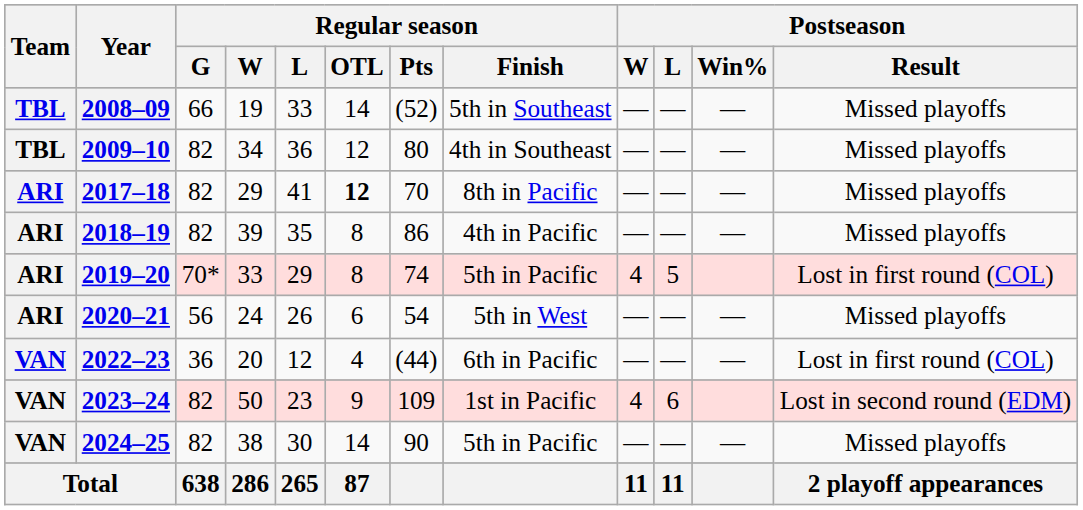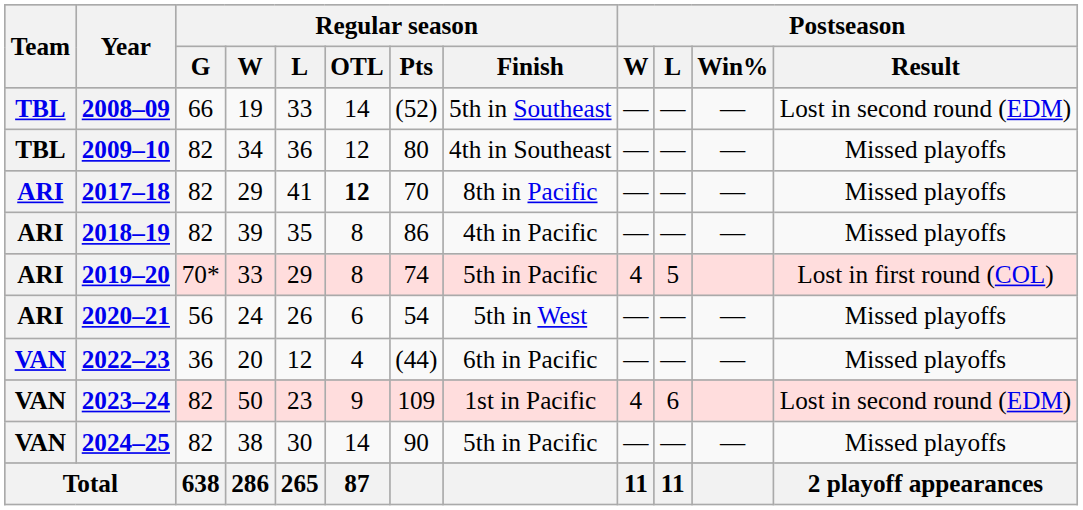(926, 108) Missed playoffs -> (926, 108) Lost in second round (EDM)
(926, 358) Lost in first round (COL) -> (926, 358) Missed playoffs
